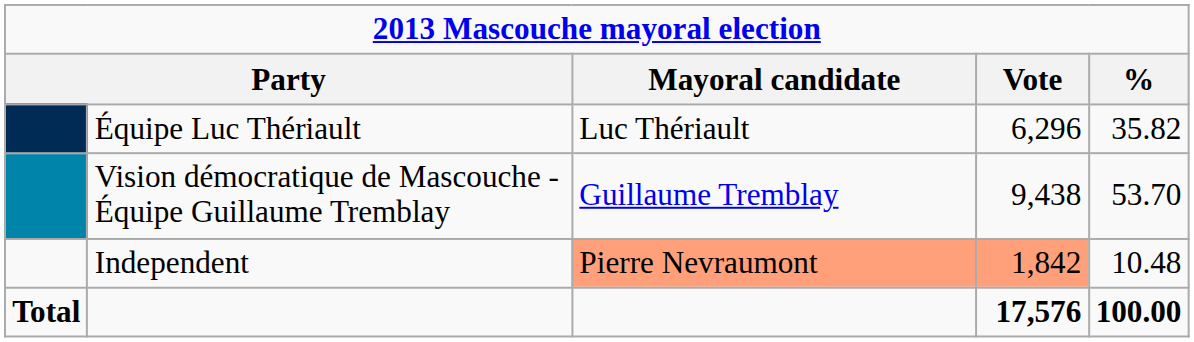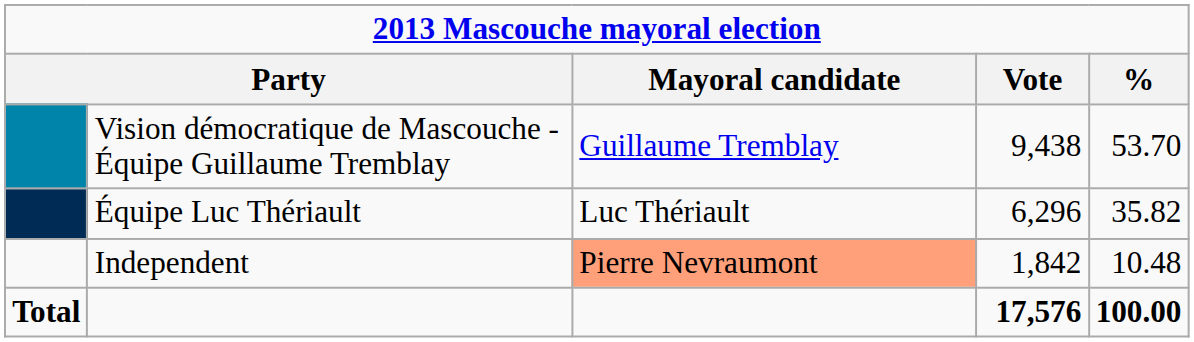rows swapped: (327, 195) <-> (228, 128)
(1046, 262) lightsalmon background -> (1046, 262) no background
